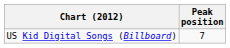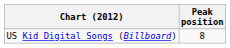(202, 36) 7 -> (202, 36) 8
